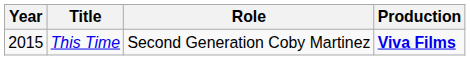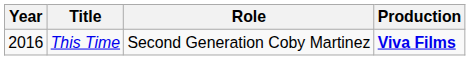(26, 42) 2015 -> (26, 42) 2016
